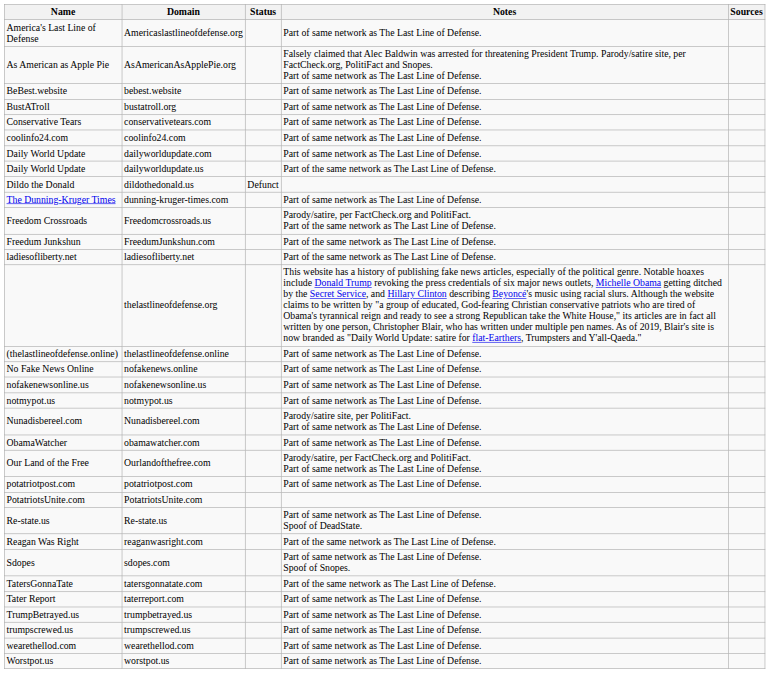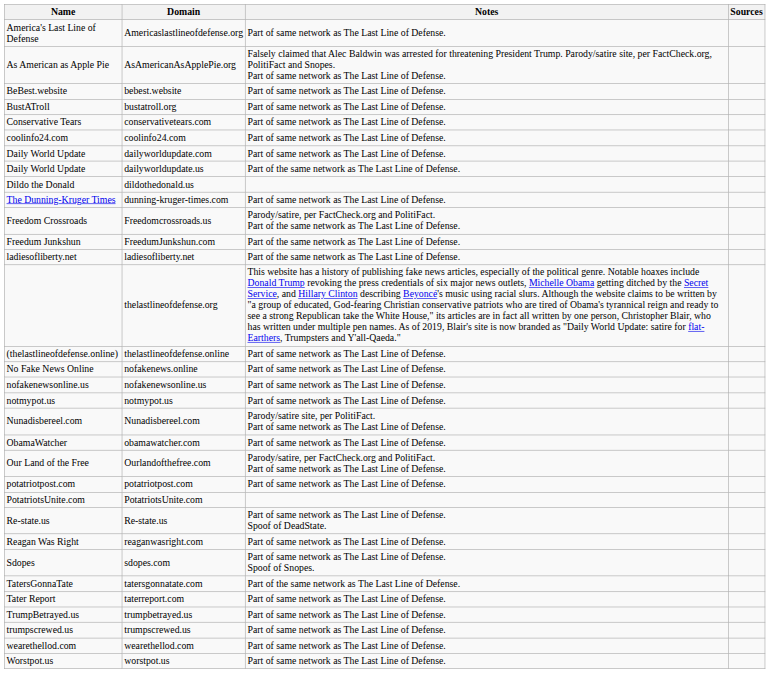- column: (263, 12)
(390, 541) Part of the same network as The Last Line of Defense. -> (347, 541) Part of same network as The Last Line of Defense.
